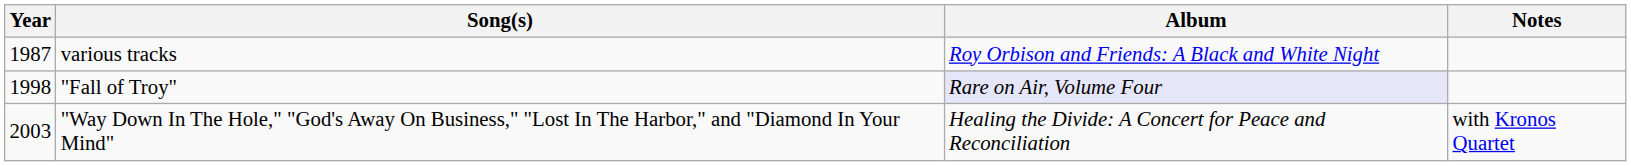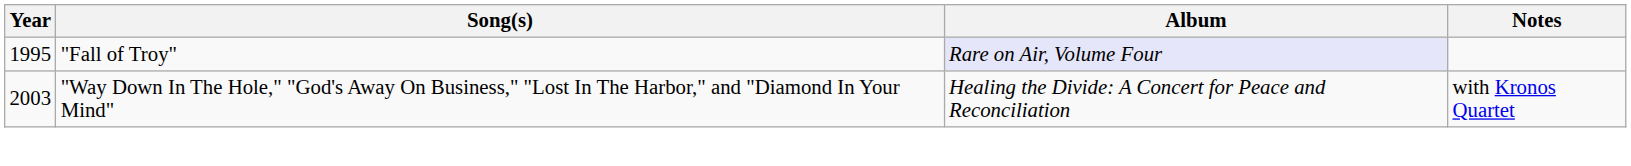- row: (119, 53)
(30, 86) 1998 -> (30, 53) 1995
